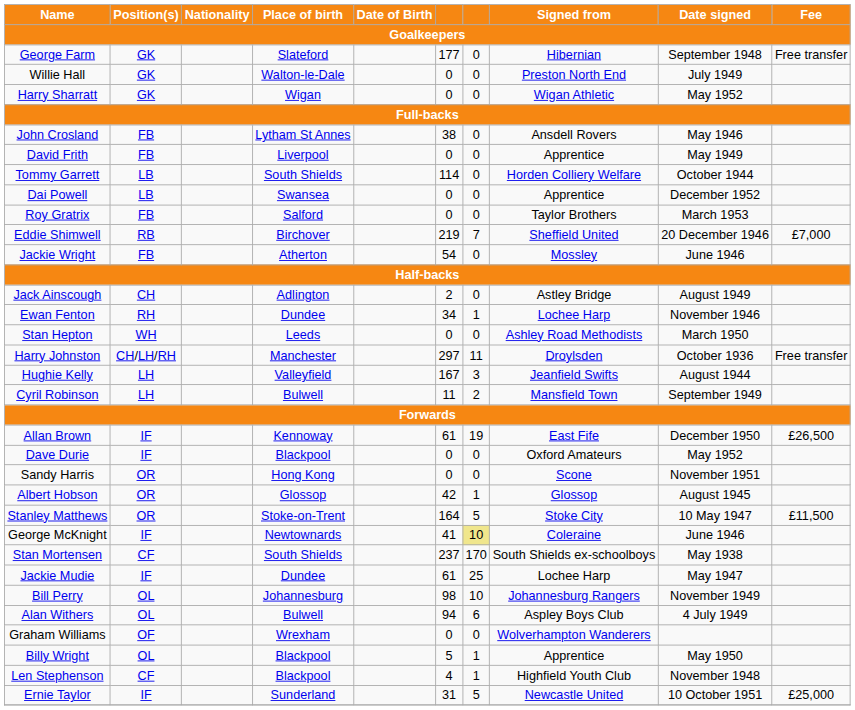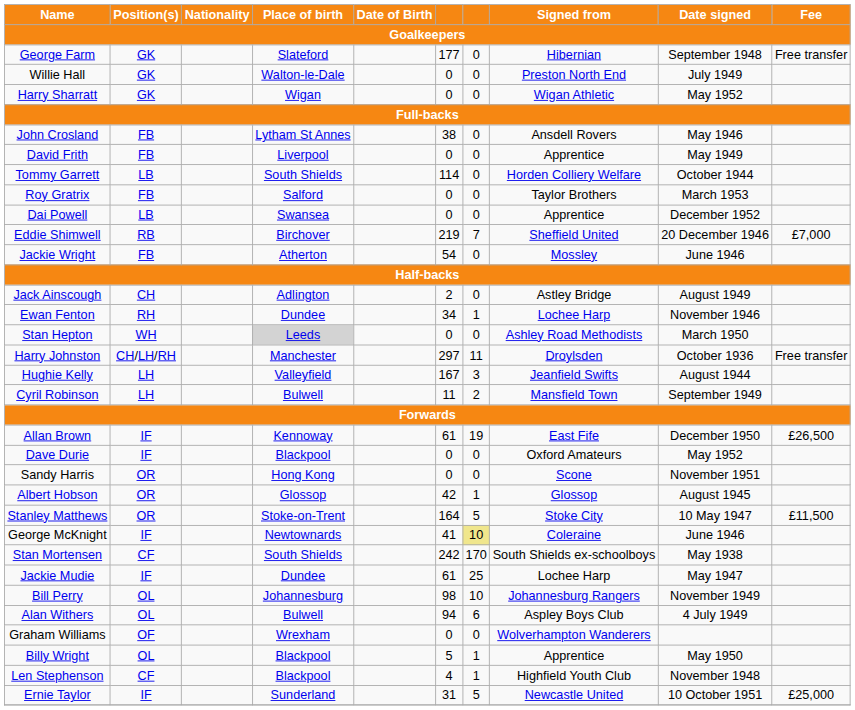rows swapped: (57, 215) <-> (57, 195)
(303, 335) no background -> (303, 335) lightgrey background
(449, 555) 237 -> (449, 555) 242
